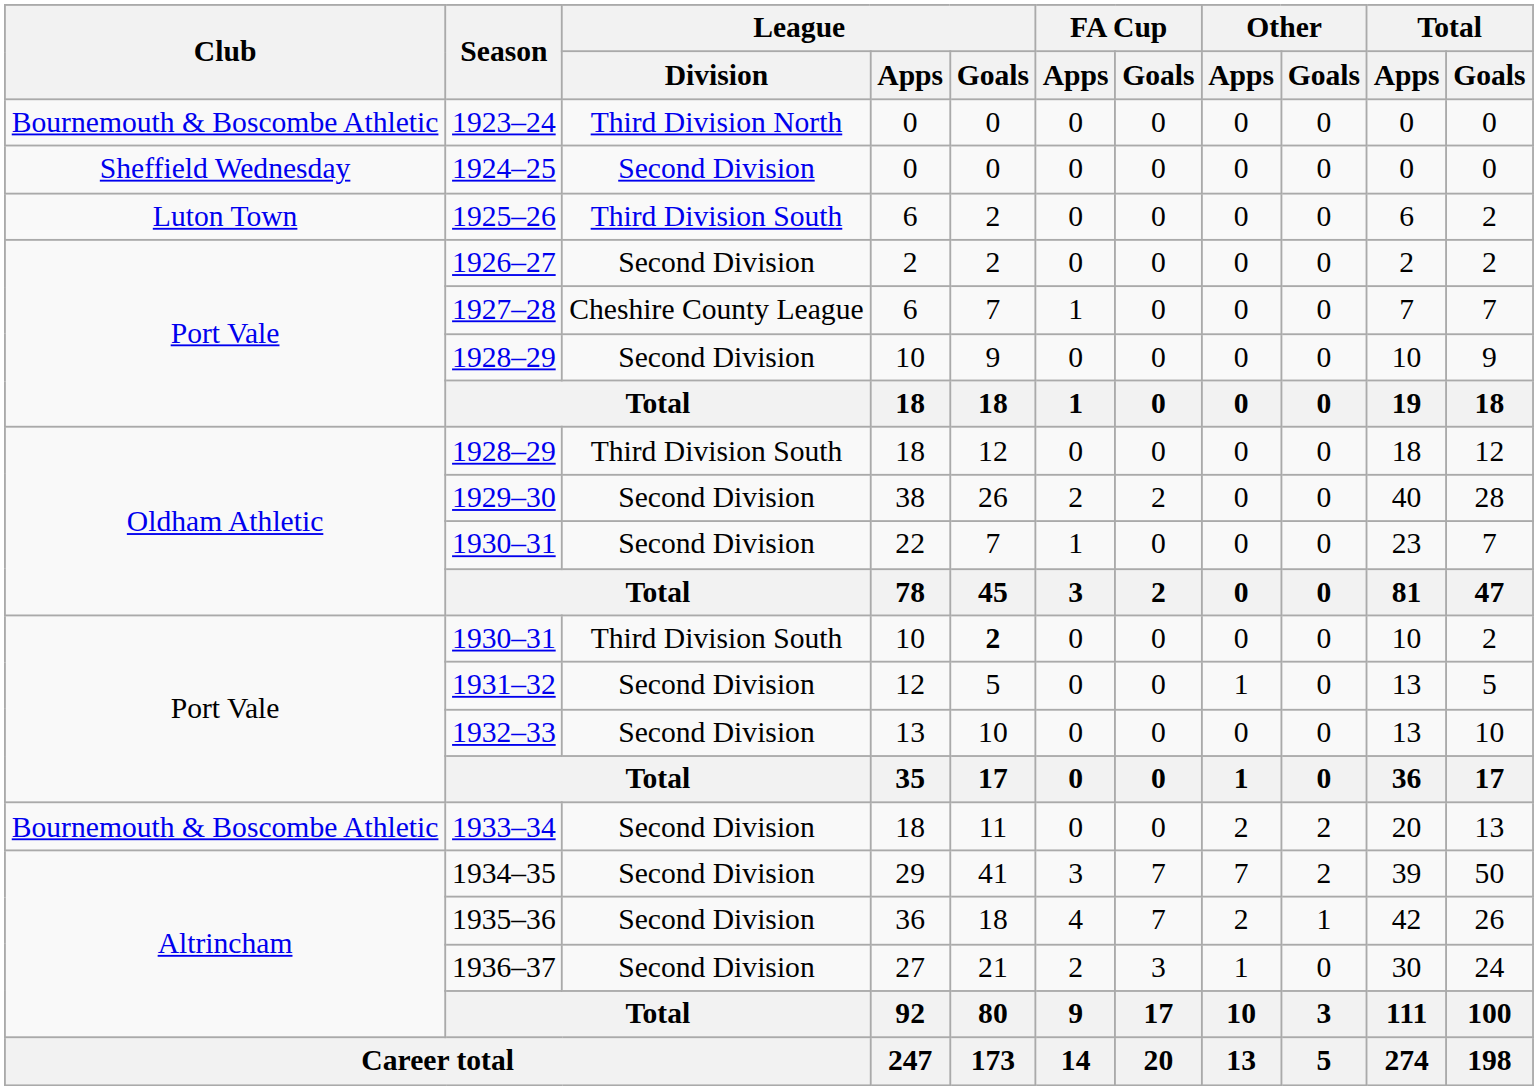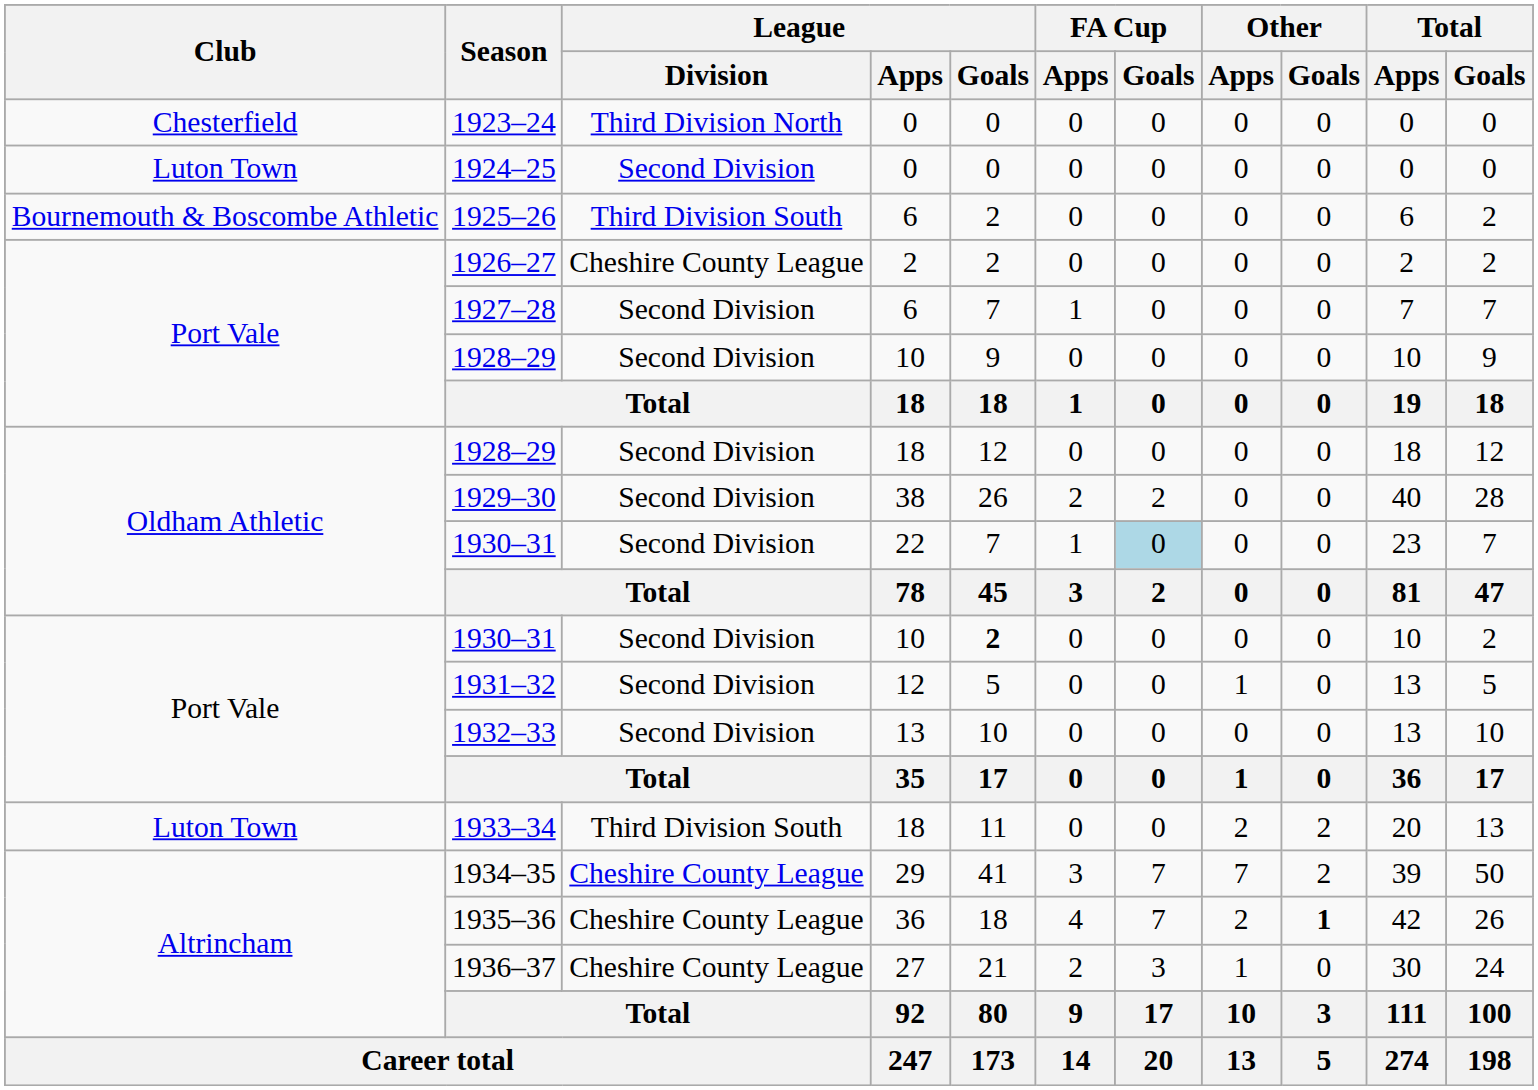(225, 121) Bournemouth & Boscombe Athletic -> (225, 121) Chesterfield
(225, 168) Sheffield Wednesday -> (225, 168) Luton Town
(225, 215) Luton Town -> (225, 215) Bournemouth & Boscombe Athletic
(716, 262) Second Division -> (716, 262) Cheshire County League
(716, 309) Cheshire County League -> (716, 309) Second Division
(716, 450) Third Division South -> (716, 450) Second Division
(1158, 544) no background -> (1158, 544) lightblue background
(716, 638) Third Division South -> (716, 638) Second Division
(225, 826) Bournemouth & Boscombe Athletic -> (225, 826) Luton Town
(716, 826) Second Division -> (716, 826) Third Division South
(716, 872) Second Division -> (716, 872) Cheshire County League
(716, 919) Second Division -> (716, 919) Cheshire County League
(1324, 919) normal -> (1324, 919) bold
(716, 966) Second Division -> (716, 966) Cheshire County League
